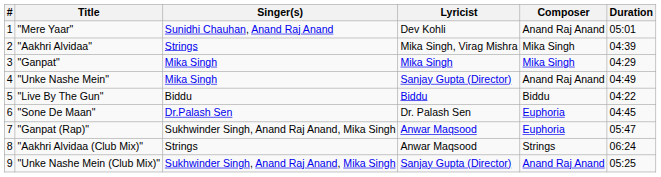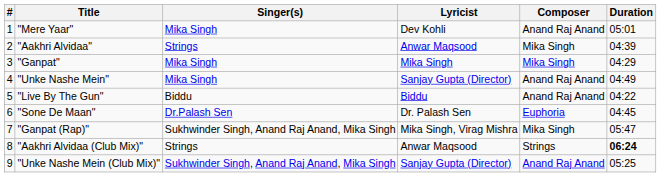(249, 29) Sunidhi Chauhan, Anand Raj Anand -> (191, 29) Mika Singh
(459, 46) Mika Singh, Virag Mishra -> (439, 46) Anwar Maqsood
(536, 96) Biddu -> (564, 96) Anand Raj Anand
(439, 130) Anwar Maqsood -> (459, 130) Mika Singh, Virag Mishra
(544, 130) Euphoria -> (549, 130) Mika Singh
(623, 146) normal -> (623, 146) bold
